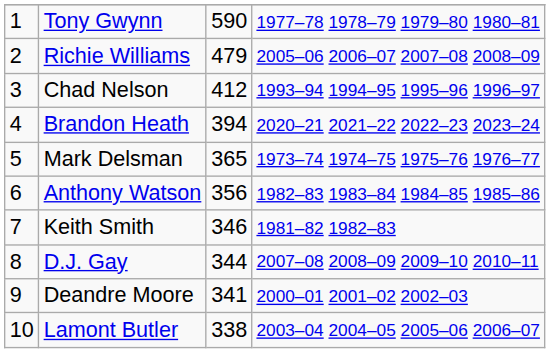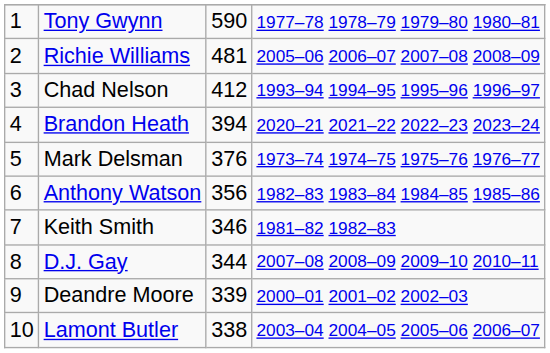(229, 55) 479 -> (229, 55) 481
(229, 158) 365 -> (229, 158) 376
(229, 295) 341 -> (229, 295) 339
